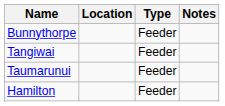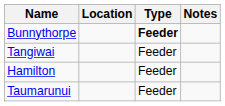(157, 33) normal -> (158, 33) bold
rows swapped: (39, 71) <-> (31, 91)
